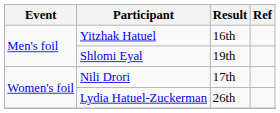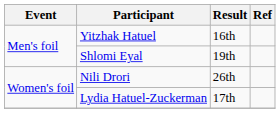(224, 77) 17th -> (224, 77) 26th
(224, 98) 26th -> (224, 98) 17th
